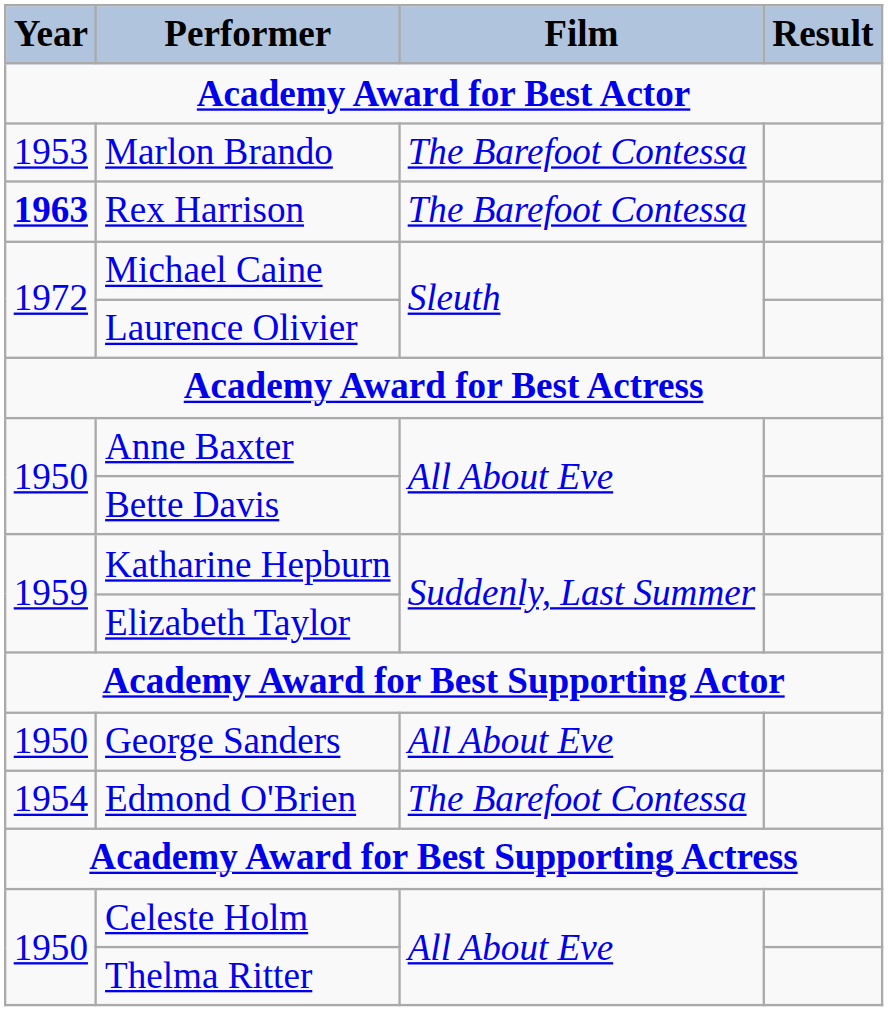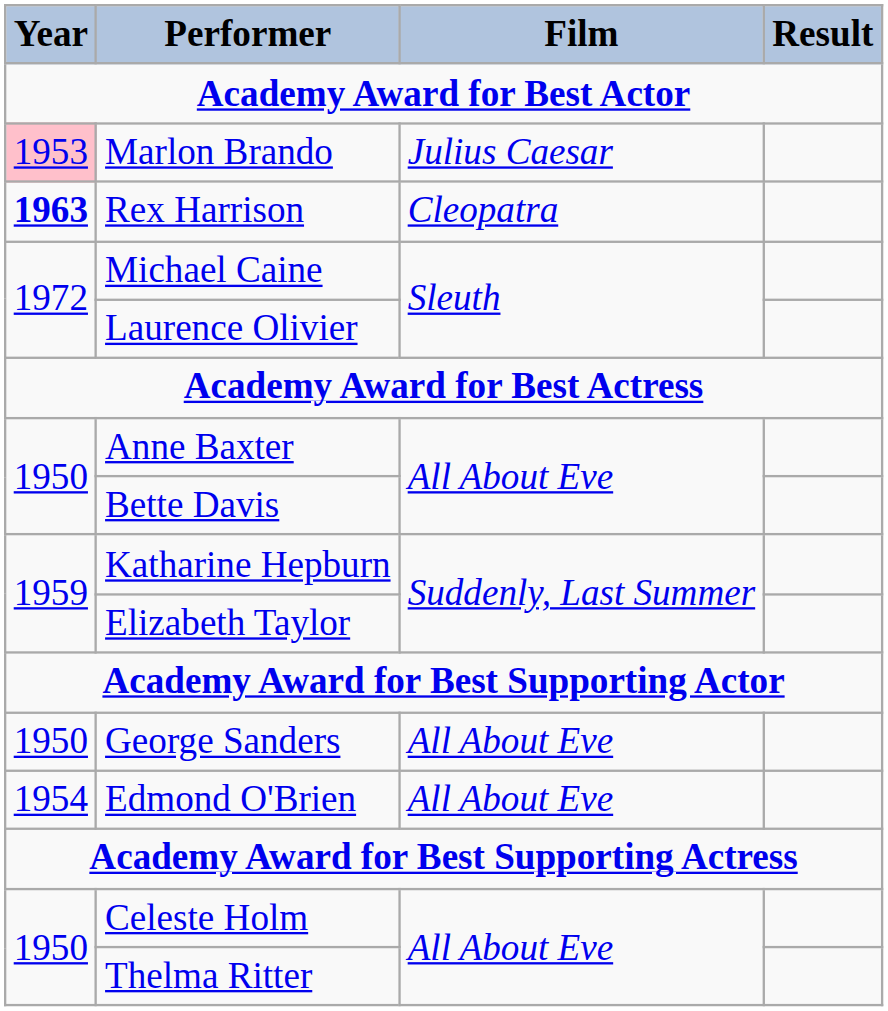(51, 151) no background -> (51, 151) pink background
(577, 151) The Barefoot Contessa -> (510, 151) Julius Caesar
(577, 210) The Barefoot Contessa -> (483, 210) Cleopatra
(577, 799) The Barefoot Contessa -> (510, 799) All About Eve
